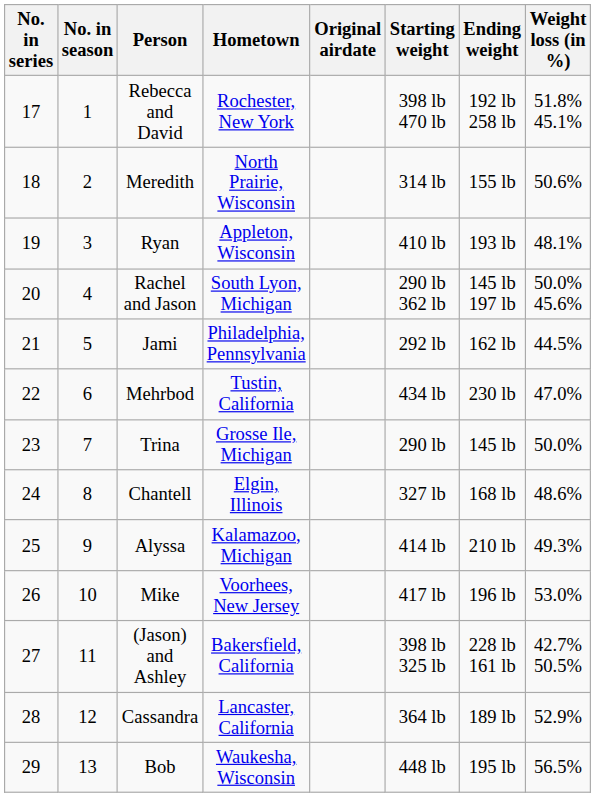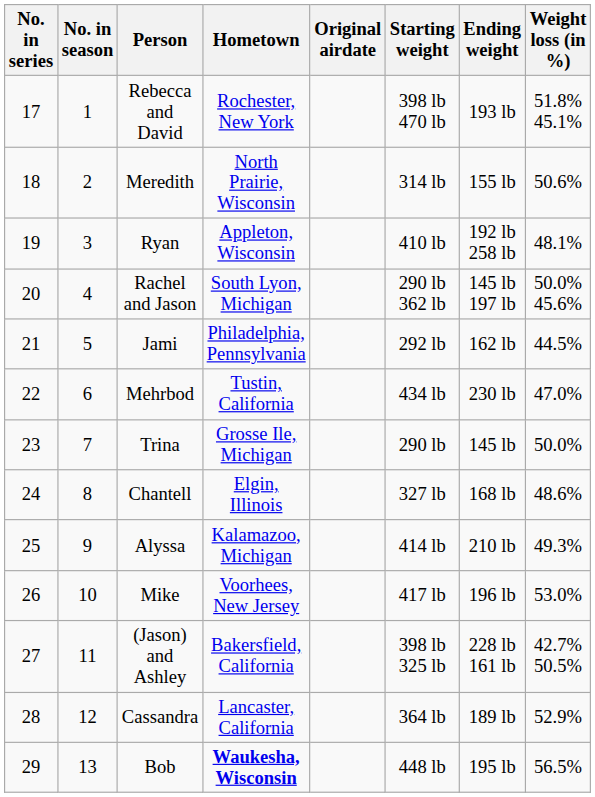(492, 111) 192 lb 258 lb -> (492, 111) 193 lb
(492, 243) 193 lb -> (492, 243) 192 lb 258 lb
(256, 767) normal -> (256, 767) bold
